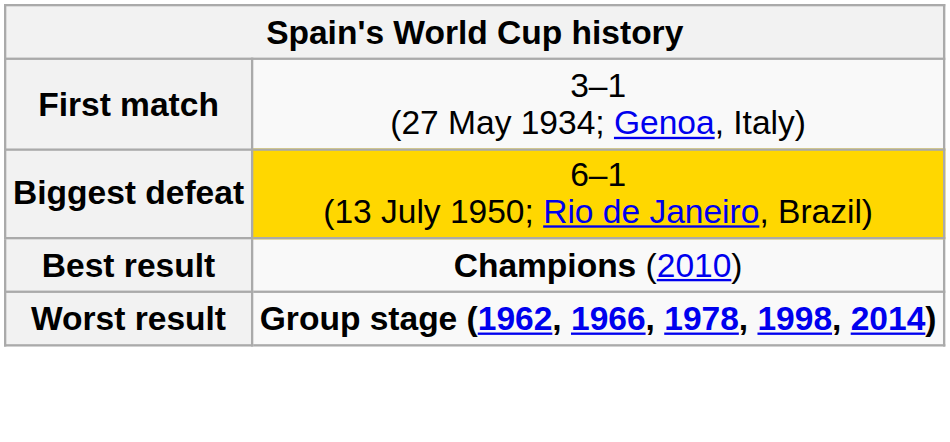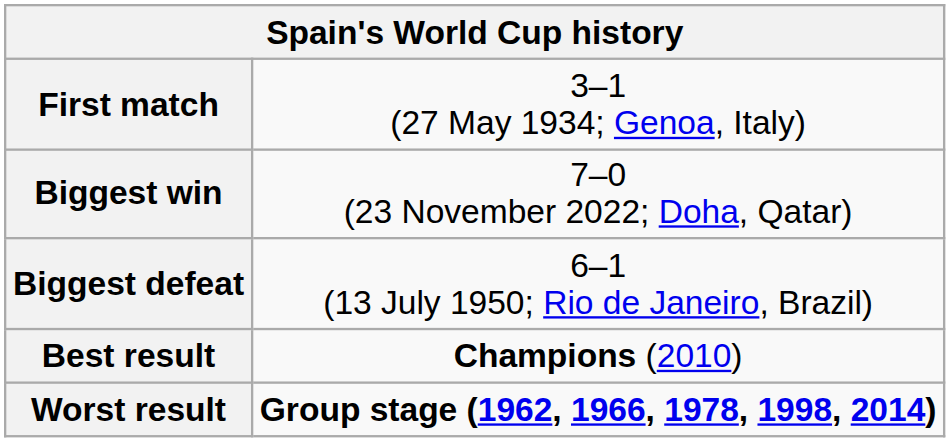+ row: (129, 194)
(598, 194) gold background -> (598, 284) no background
